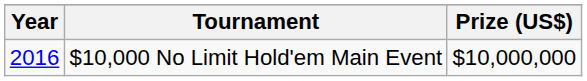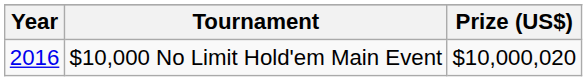(514, 57) $10,000,000 -> (514, 57) $10,000,020
